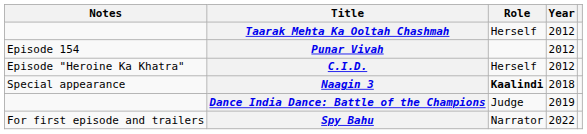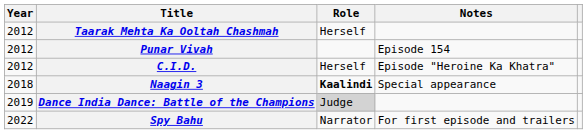columns swapped: (562, 13) <-> (106, 13)
(507, 102) no background -> (336, 102) lightgrey background
